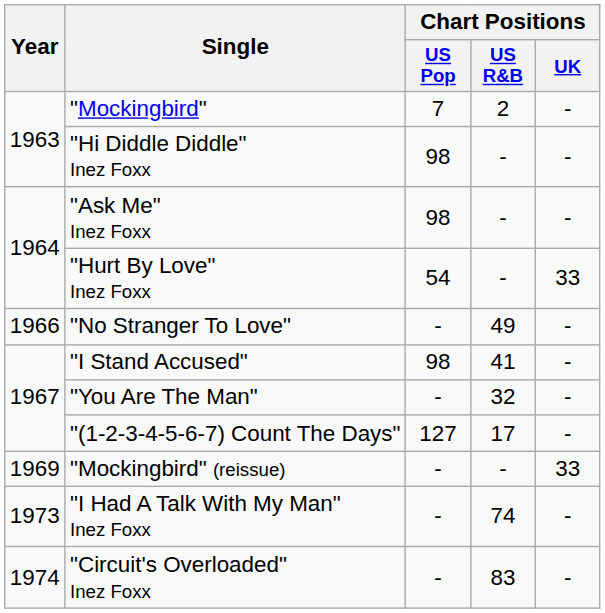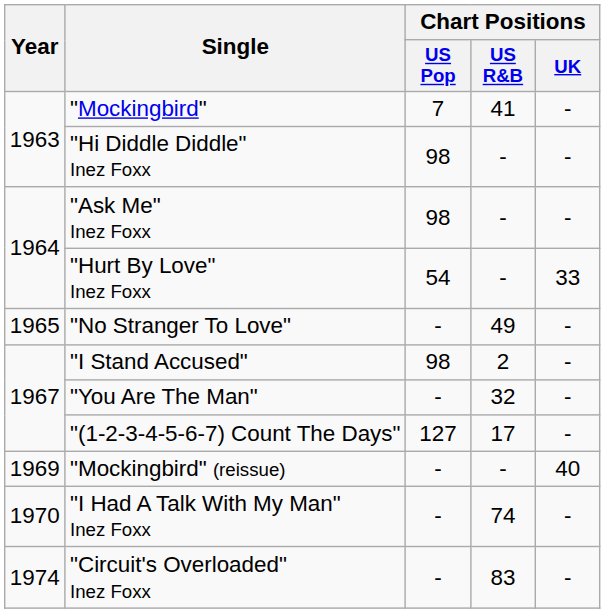(503, 108) 2 -> (503, 108) 41
(35, 326) 1966 -> (35, 326) 1965
(503, 361) 41 -> (503, 361) 2
(568, 468) 33 -> (568, 468) 40
(35, 516) 1973 -> (35, 516) 1970
